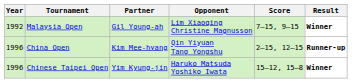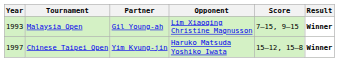(15, 26) 1992 -> (15, 26) 1993
- row: (48, 47)
(15, 67) 1996 -> (15, 47) 1997
